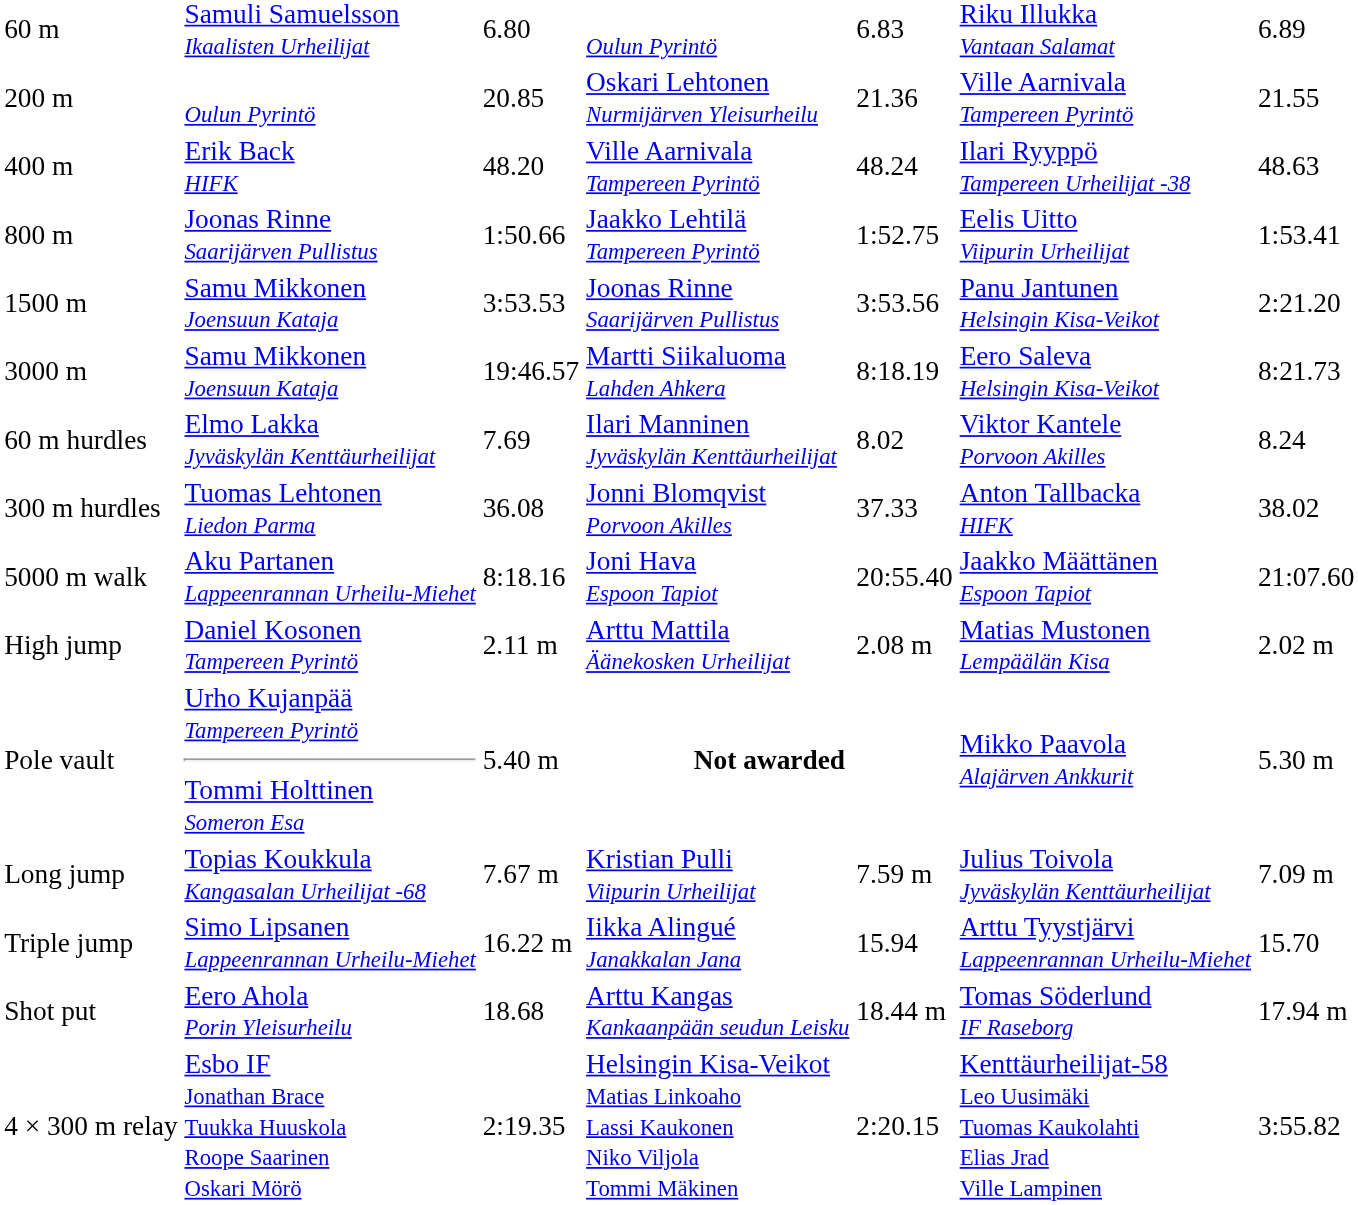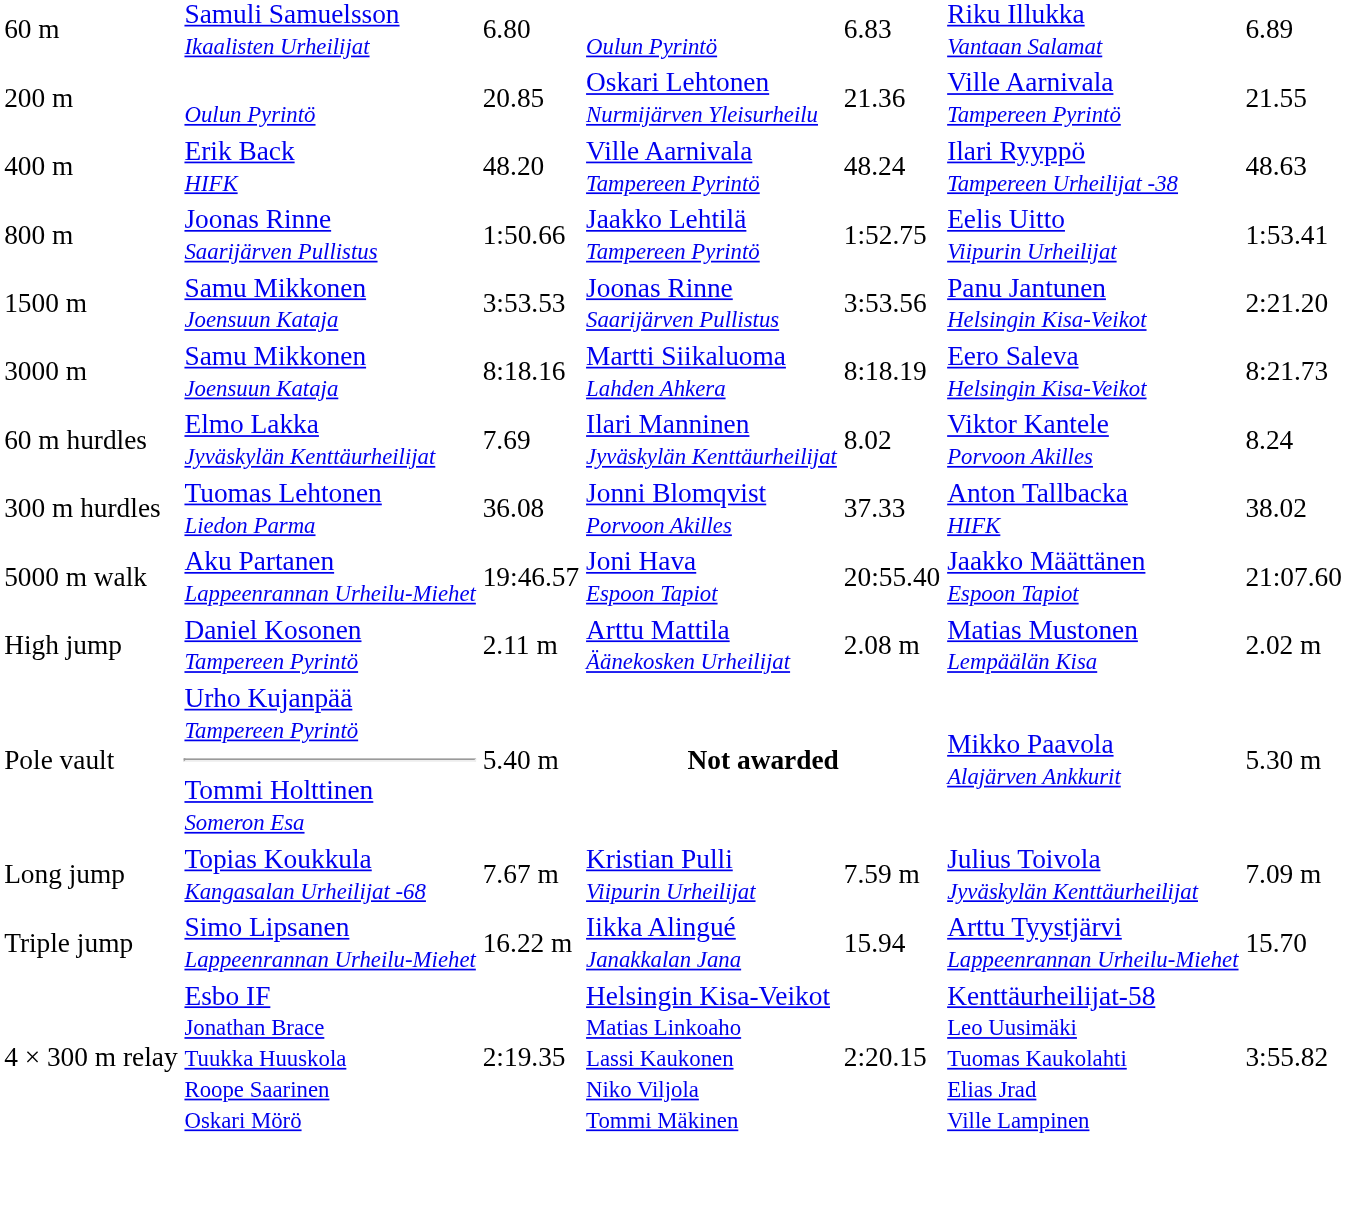(531, 371) 19:46.57 -> (524, 371) 8:18.16
(524, 576) 8:18.16 -> (531, 576) 19:46.57
- row: (50, 1011)
